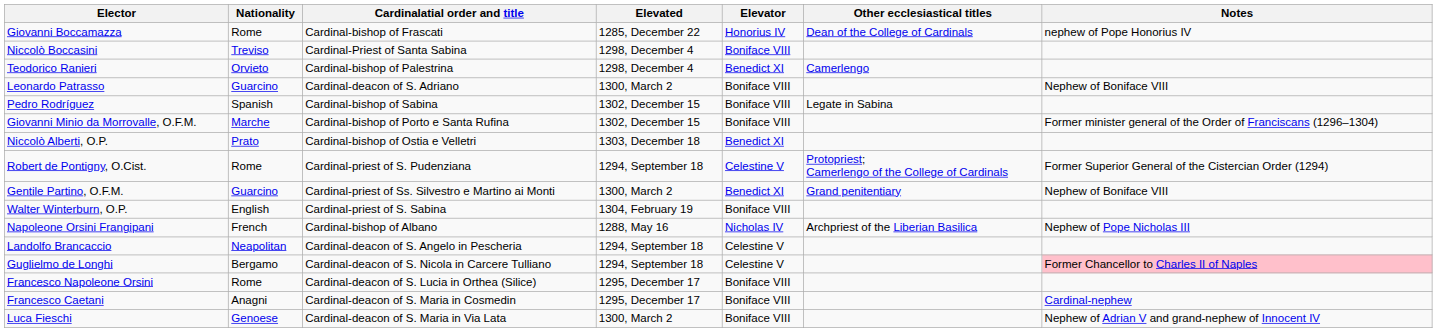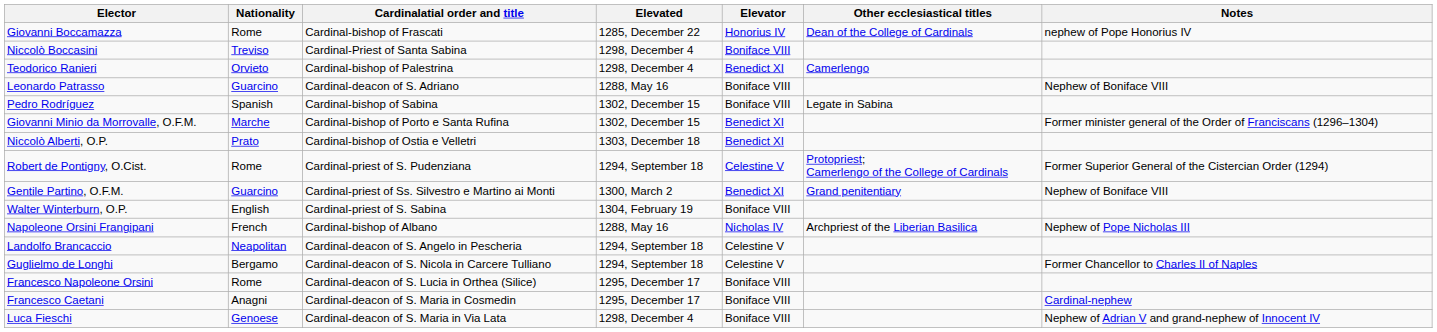(636, 86) 1300, March 2 -> (634, 86) 1288, May 16
(758, 123) Boniface VIII -> (754, 123) Benedict XI
(1151, 264) pink background -> (1151, 264) no background
(636, 318) 1300, March 2 -> (646, 318) 1298, December 4
